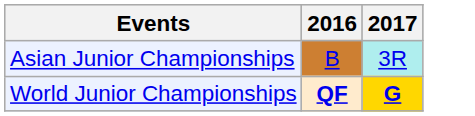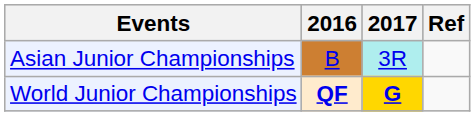+ column: (446, 23)
